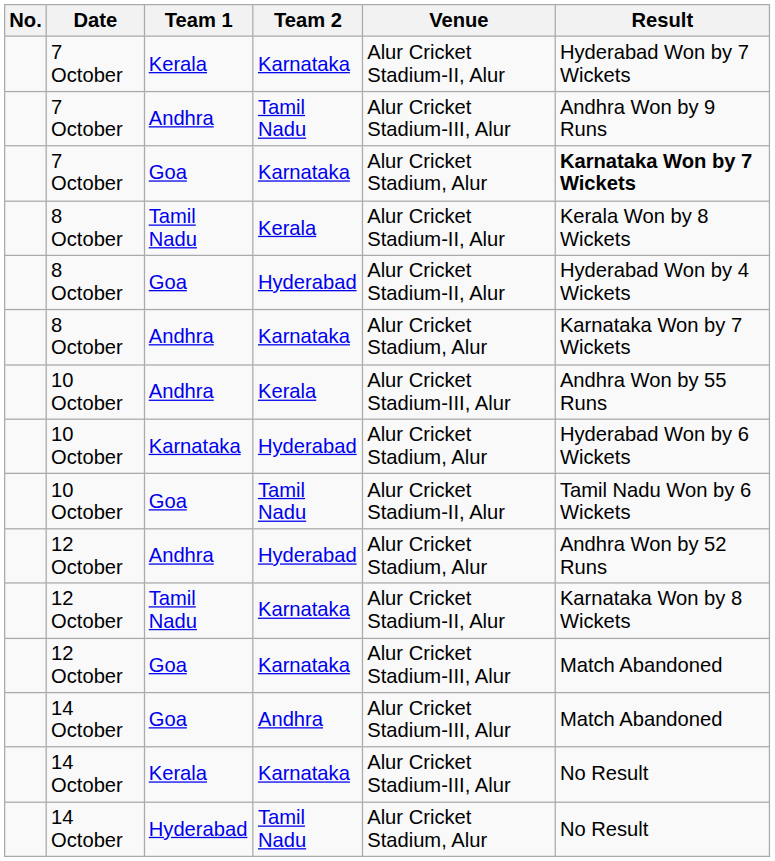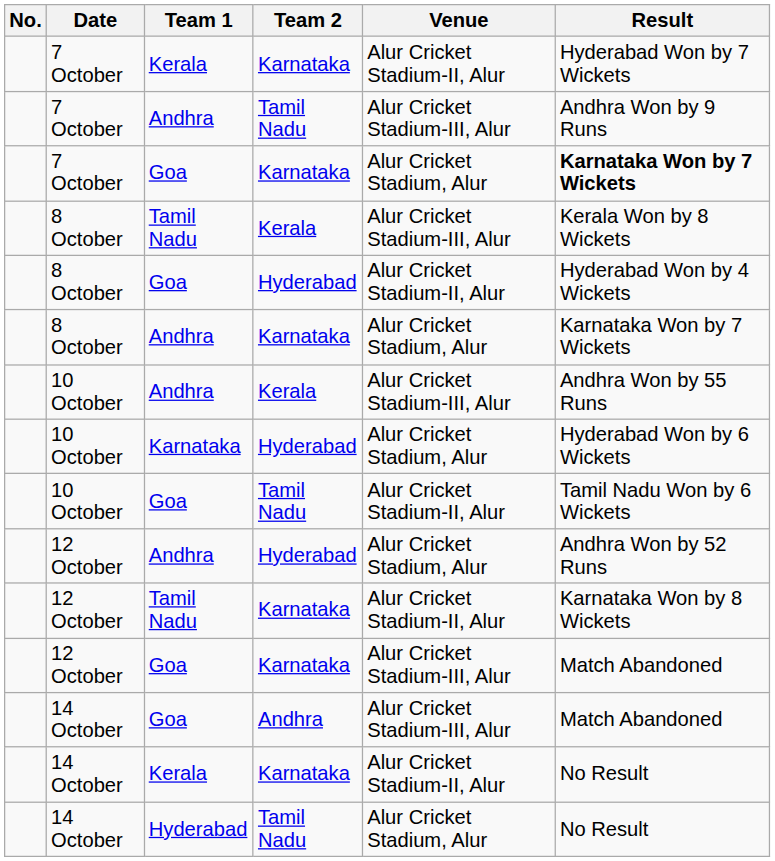(436, 227) Alur Cricket Stadium-II, Alur -> (439, 227) Alur Cricket Stadium-III, Alur
(439, 774) Alur Cricket Stadium-III, Alur -> (436, 774) Alur Cricket Stadium-II, Alur
